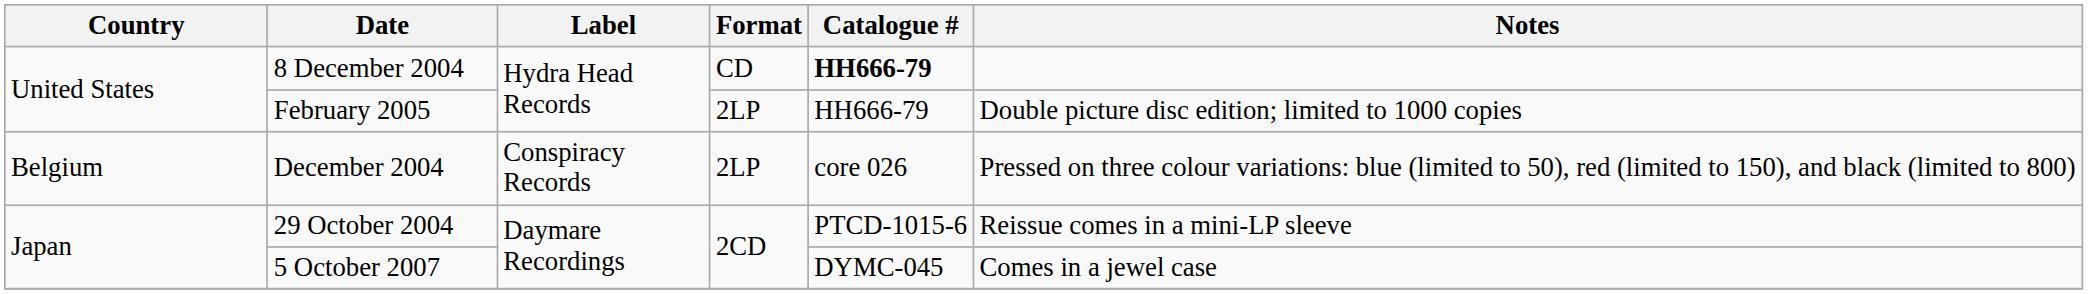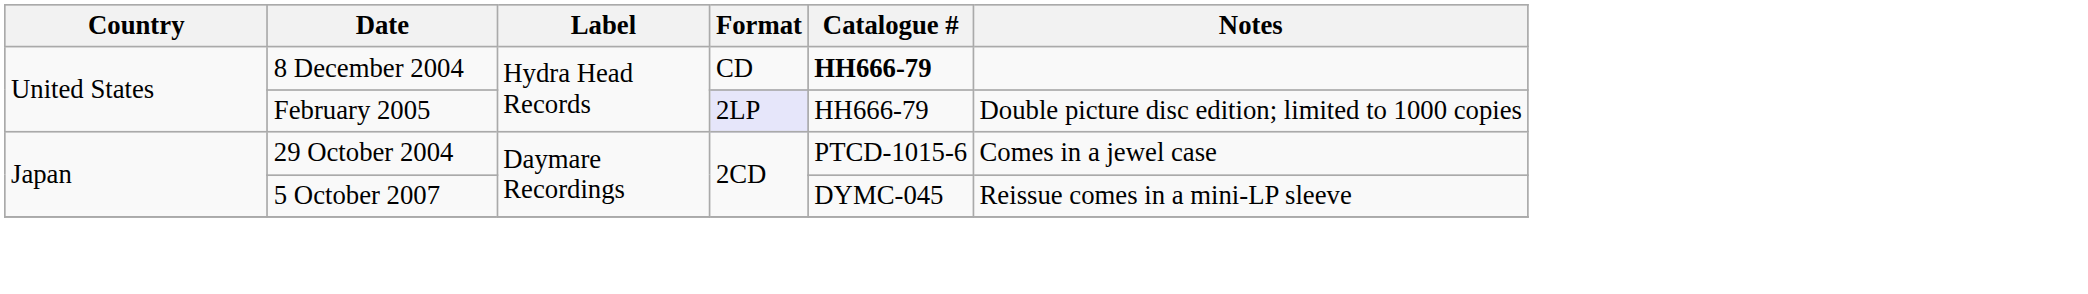(738, 110) no background -> (738, 110) lavender background
- row: (359, 167)
(1166, 225) Reissue comes in a mini-LP sleeve -> (1098, 152) Comes in a jewel case
(1098, 267) Comes in a jewel case -> (1166, 195) Reissue comes in a mini-LP sleeve
